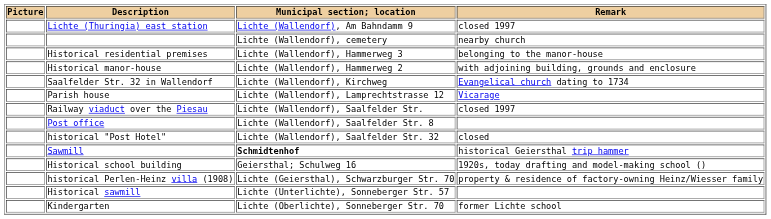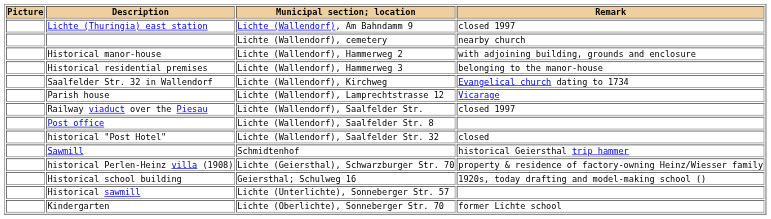rows swapped: (104, 68) <-> (127, 54)
(268, 151) bold -> (268, 151) normal
rows swapped: (115, 165) <-> (140, 179)
